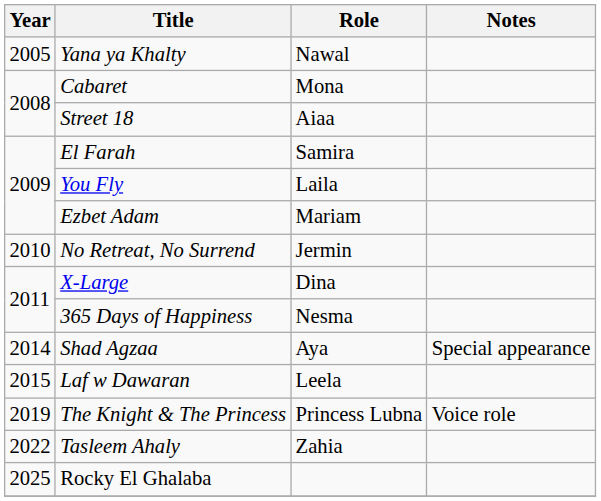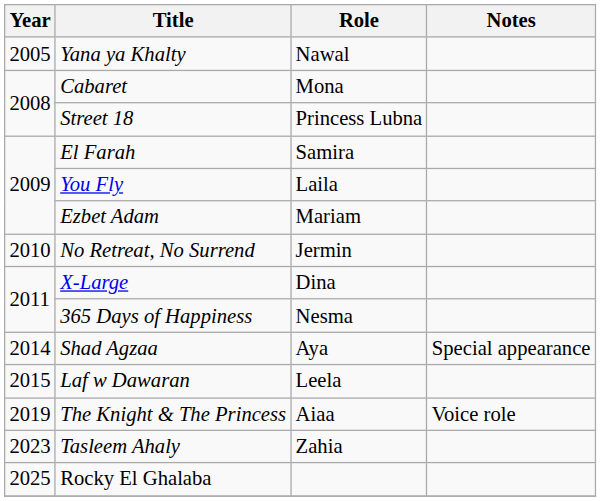(315, 119) Aiaa -> (359, 119) Princess Lubna
(359, 413) Princess Lubna -> (315, 413) Aiaa
(30, 446) 2022 -> (30, 446) 2023
